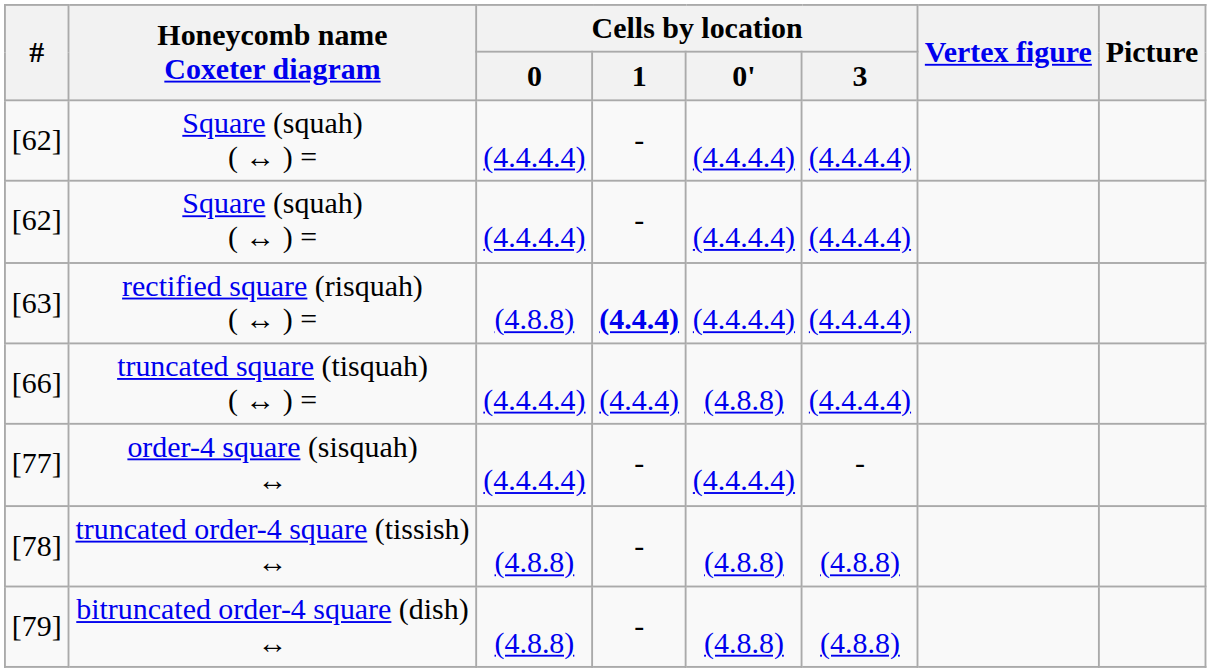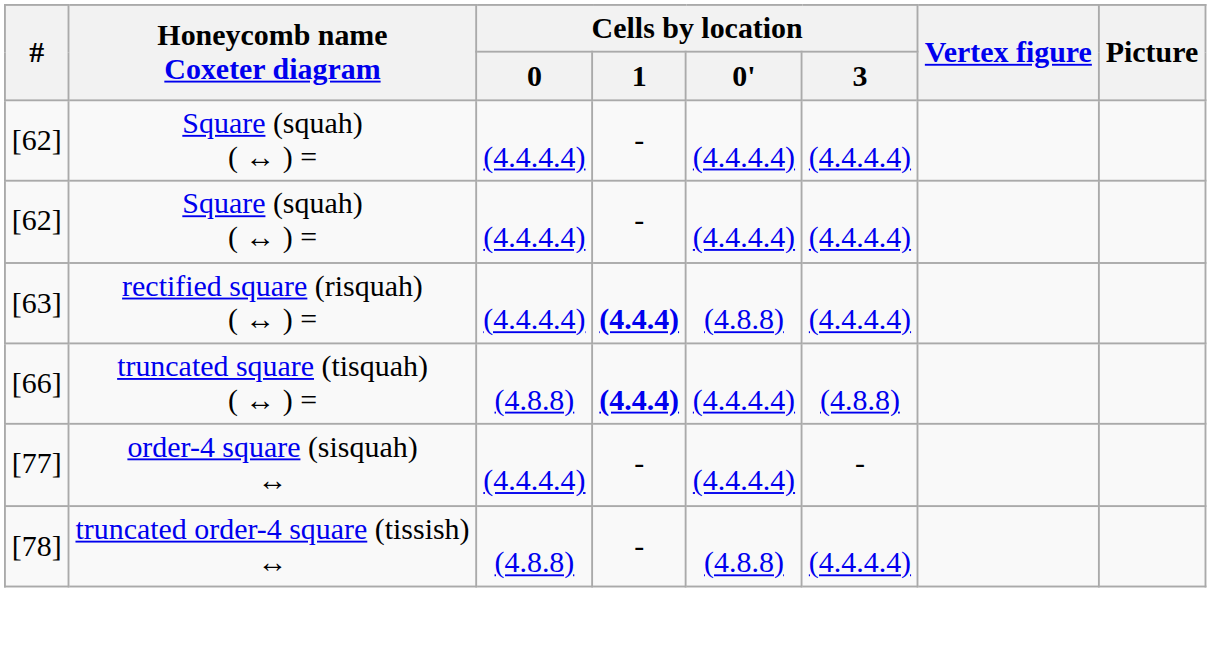(534, 319) (4.8.8) -> (534, 319) (4.4.4.4)
(744, 319) (4.4.4.4) -> (744, 319) (4.8.8)
(534, 400) (4.4.4.4) -> (534, 400) (4.8.8)
(639, 400) normal -> (639, 400) bold
(744, 400) (4.8.8) -> (744, 400) (4.4.4.4)
(860, 400) (4.4.4.4) -> (860, 400) (4.8.8)
(860, 562) (4.8.8) -> (860, 562) (4.4.4.4)
- row: (37, 626)
